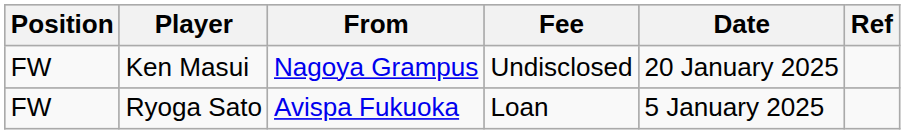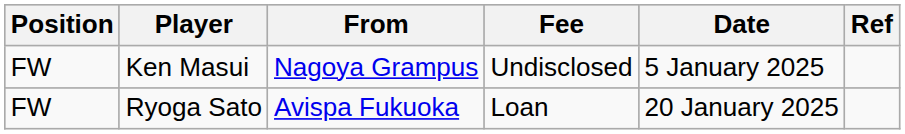(742, 66) 20 January 2025 -> (734, 66) 5 January 2025
(734, 107) 5 January 2025 -> (742, 107) 20 January 2025
